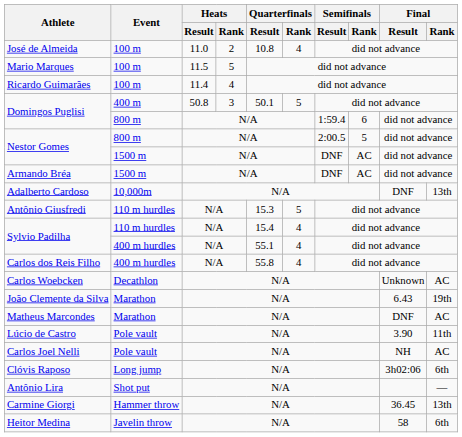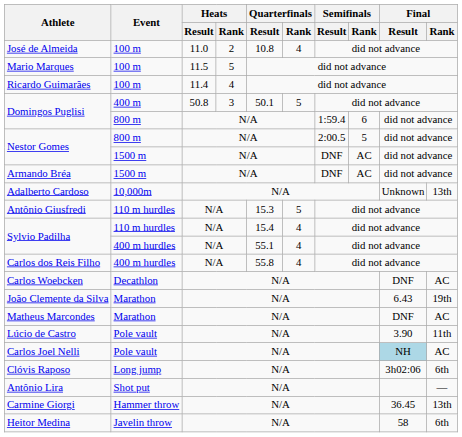(403, 191) DNF -> (403, 191) Unknown
(403, 280) Unknown -> (403, 280) DNF
(403, 352) no background -> (403, 352) lightblue background
